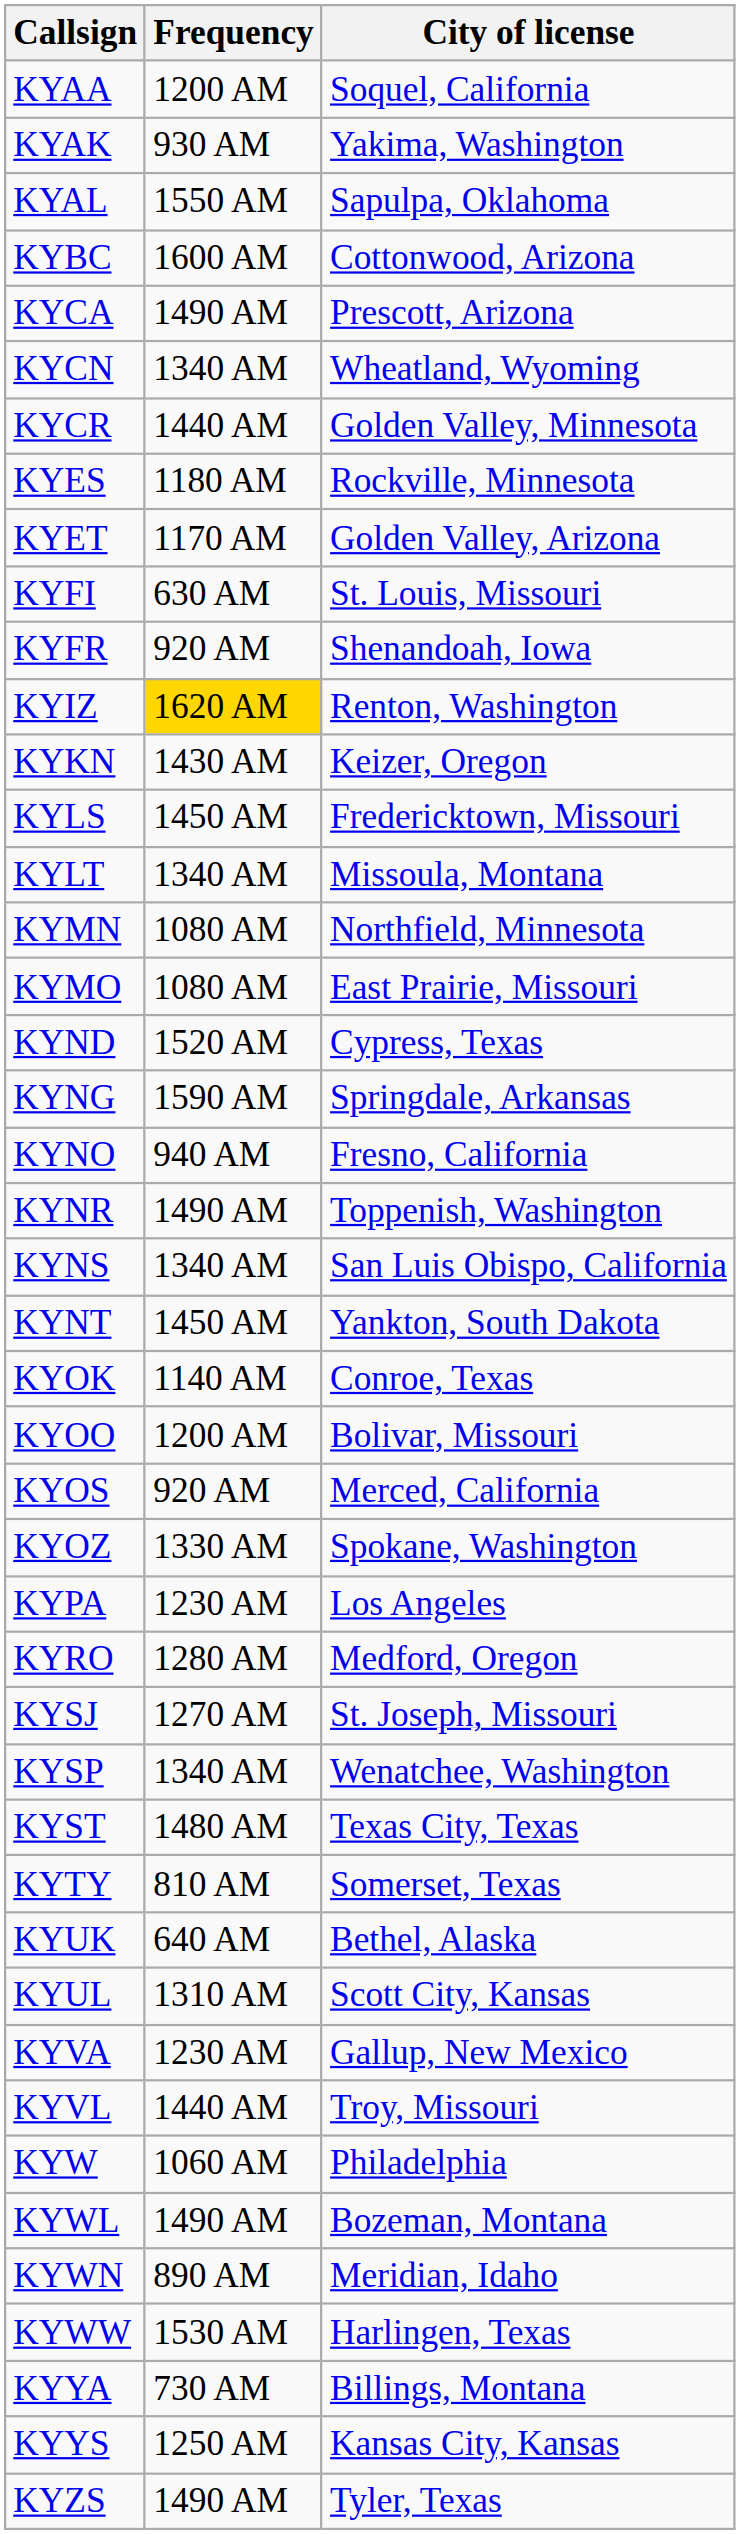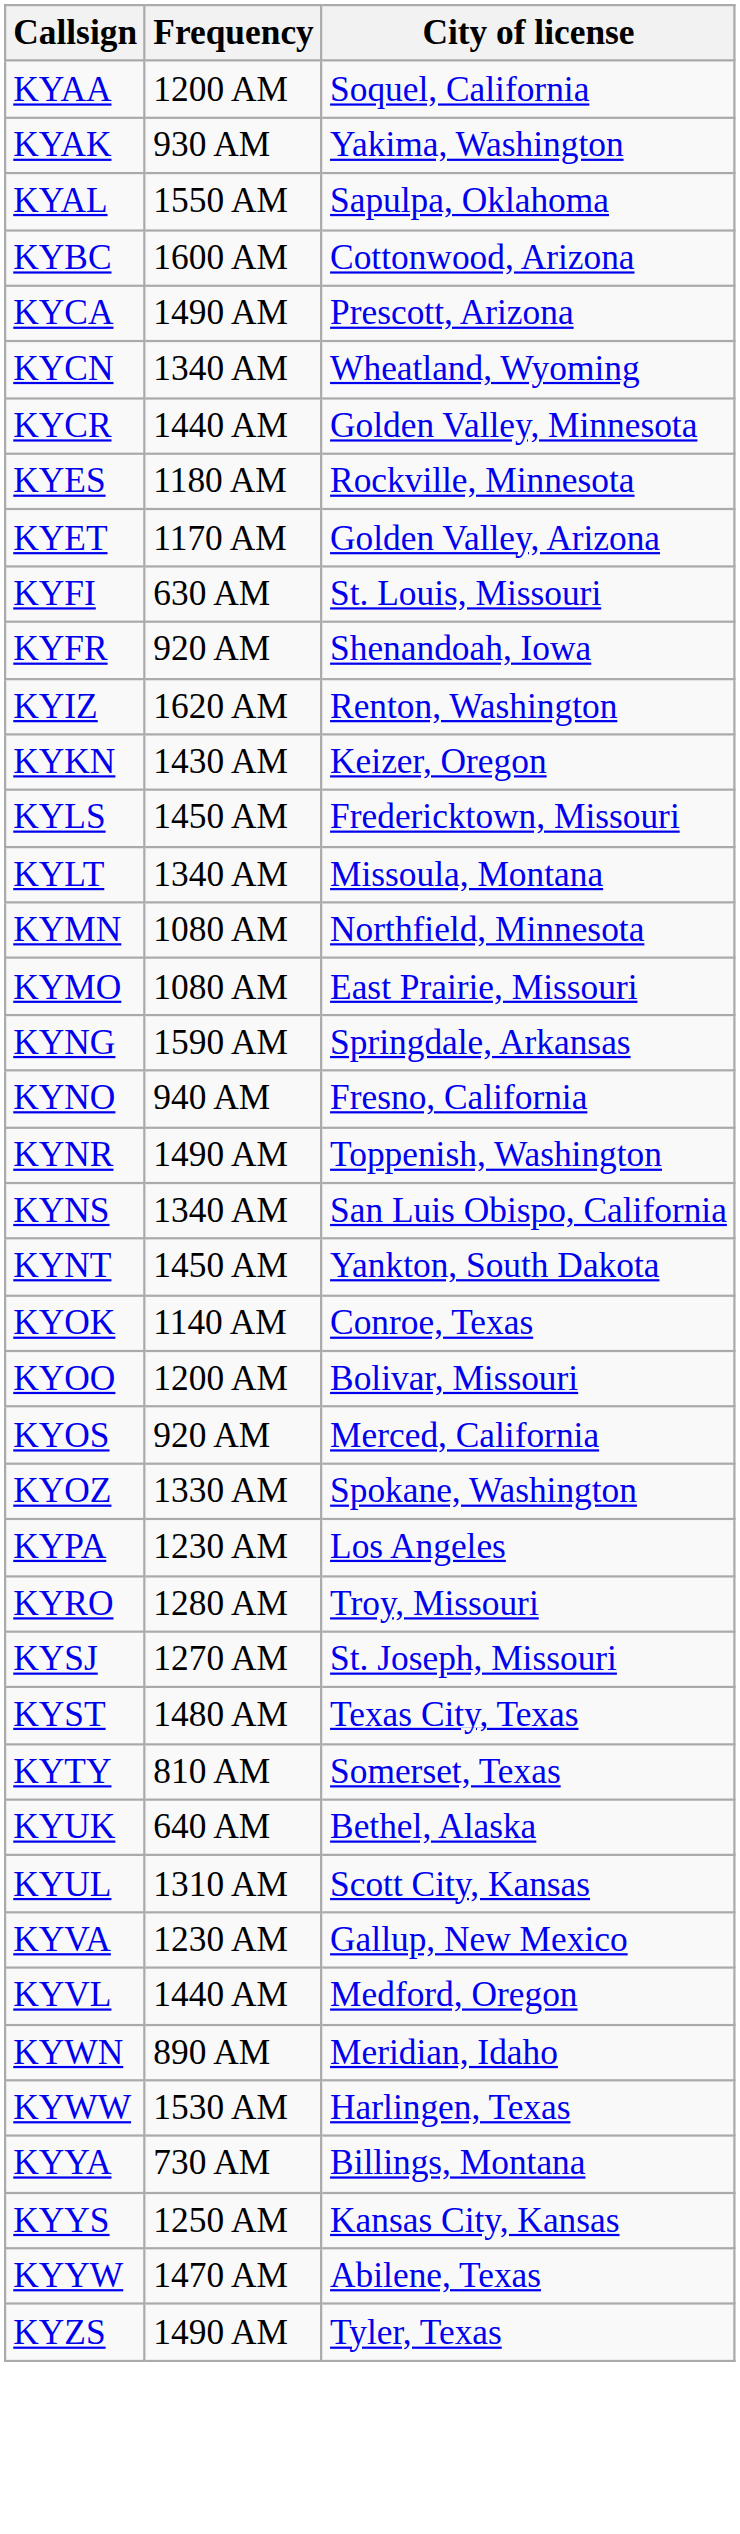(221, 705) gold background -> (221, 705) no background
- row: (64, 1041)
(454, 1658) Medford, Oregon -> (434, 1602) Troy, Missouri
- row: (58, 1770)
(434, 2107) Troy, Missouri -> (454, 1995) Medford, Oregon
- row: (55, 2163)
- row: (66, 2219)
+ row: (68, 2275)
